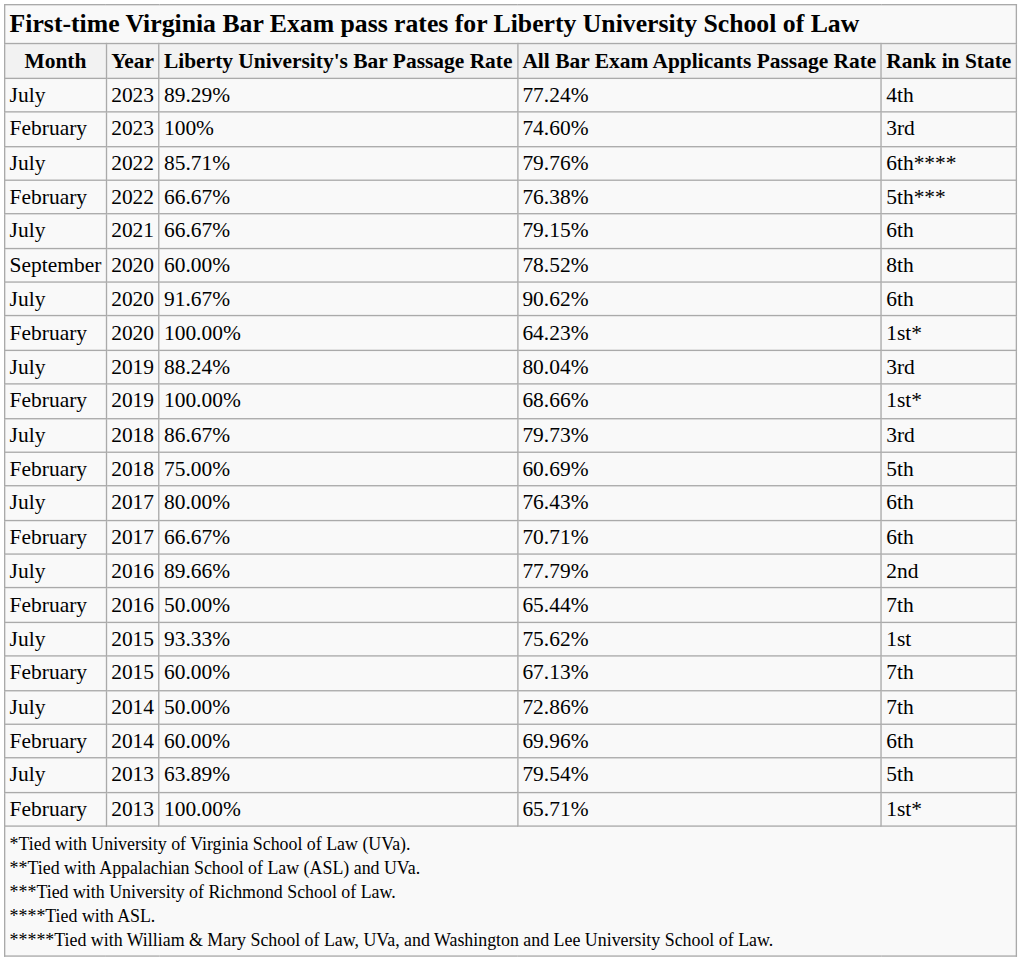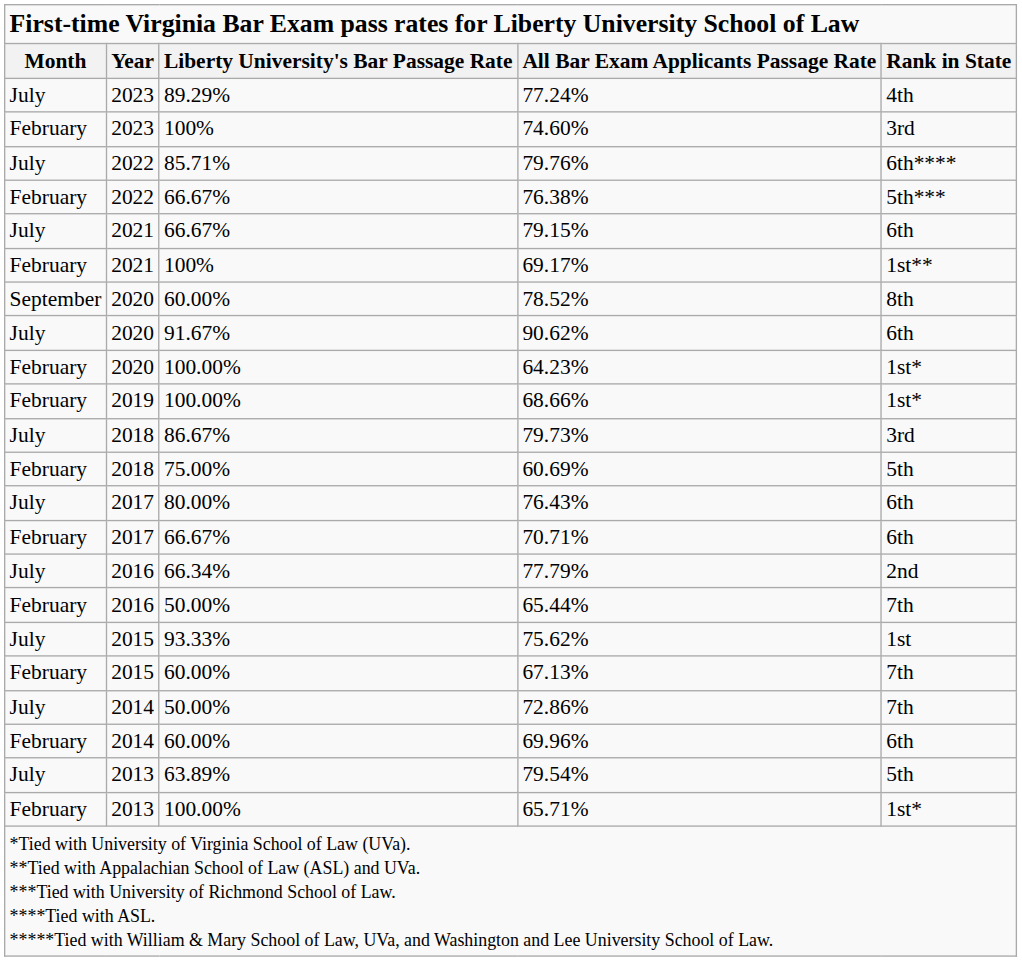+ row: (555, 264)
- row: (555, 366)
(197, 570) 89.66% -> (197, 570) 66.34%
